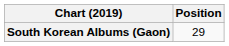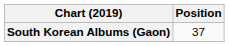(199, 32) 29 -> (199, 32) 37
